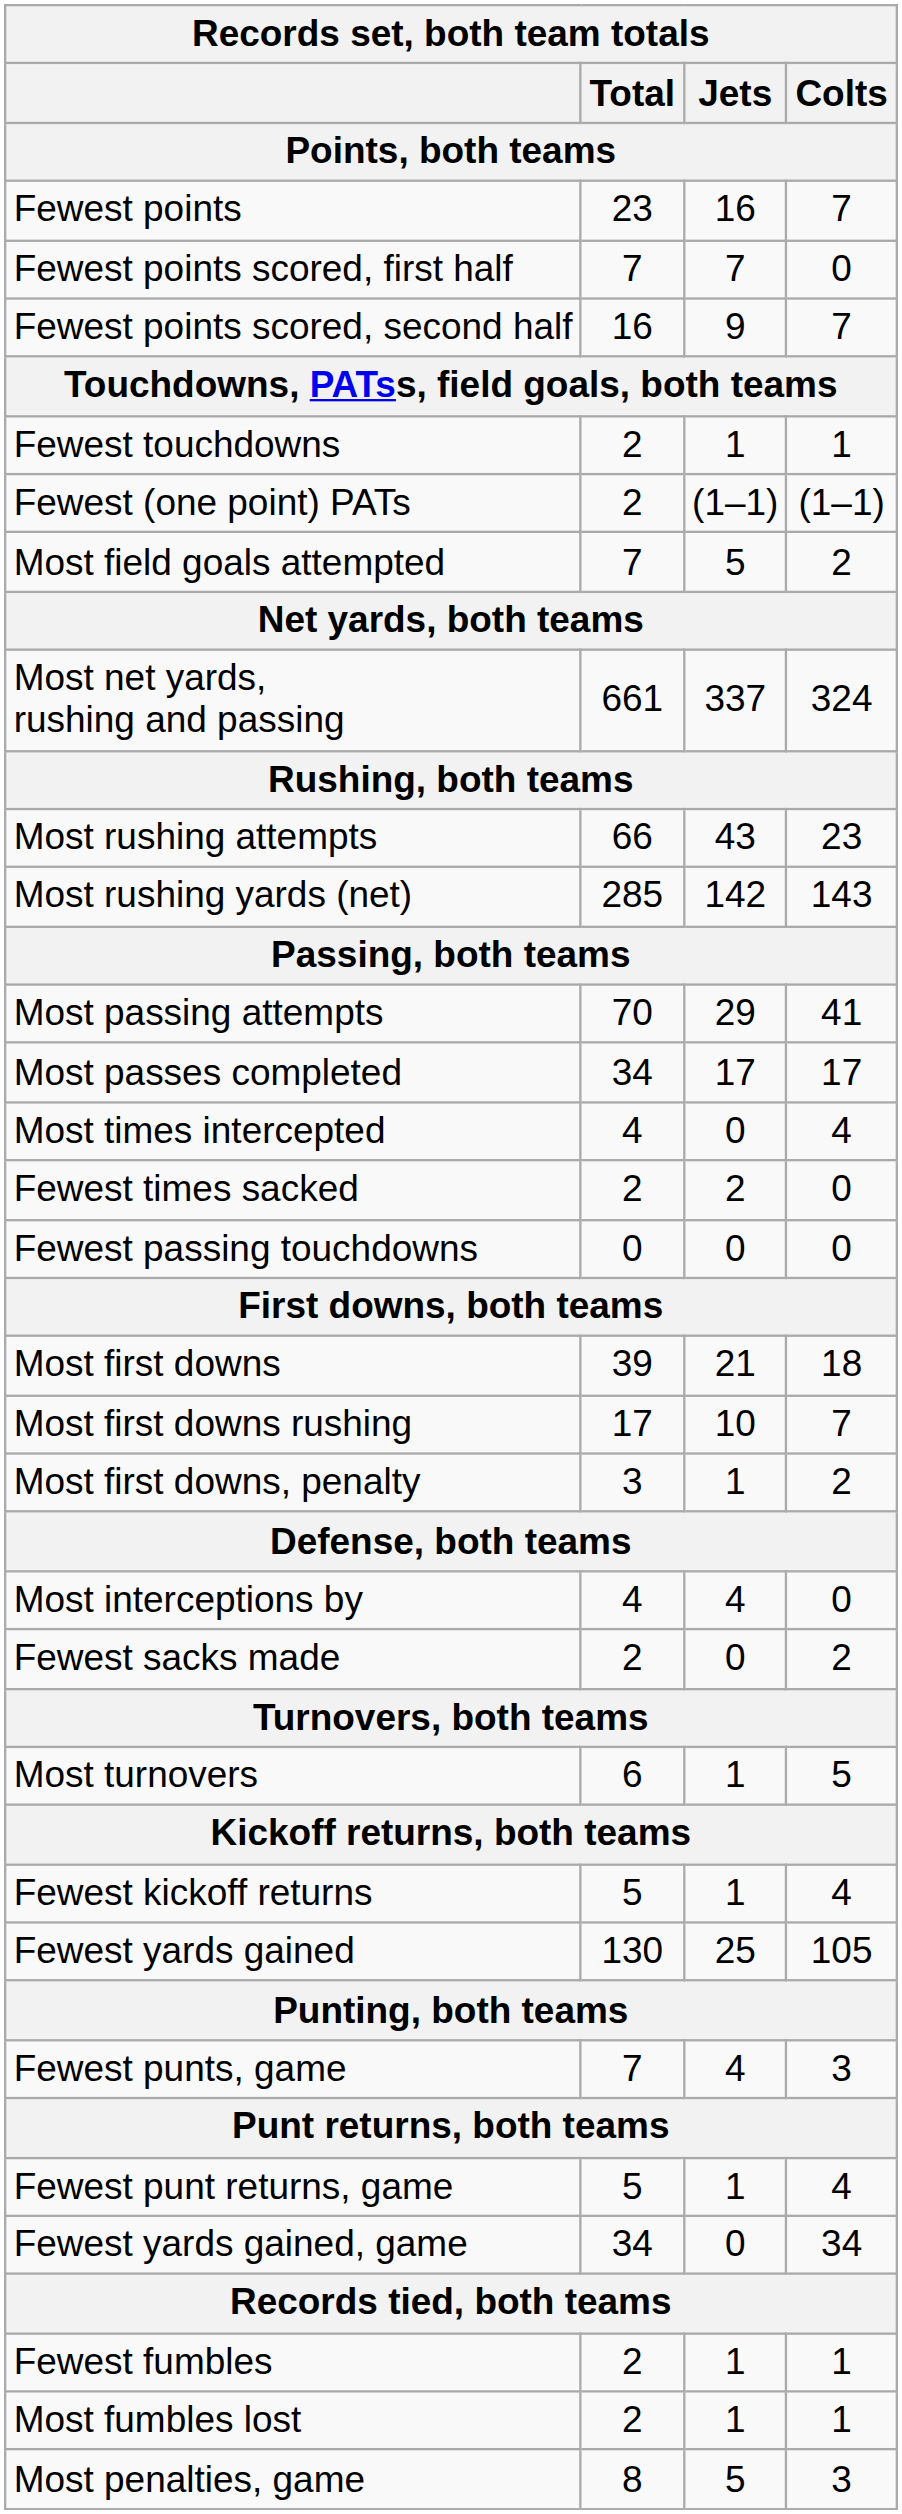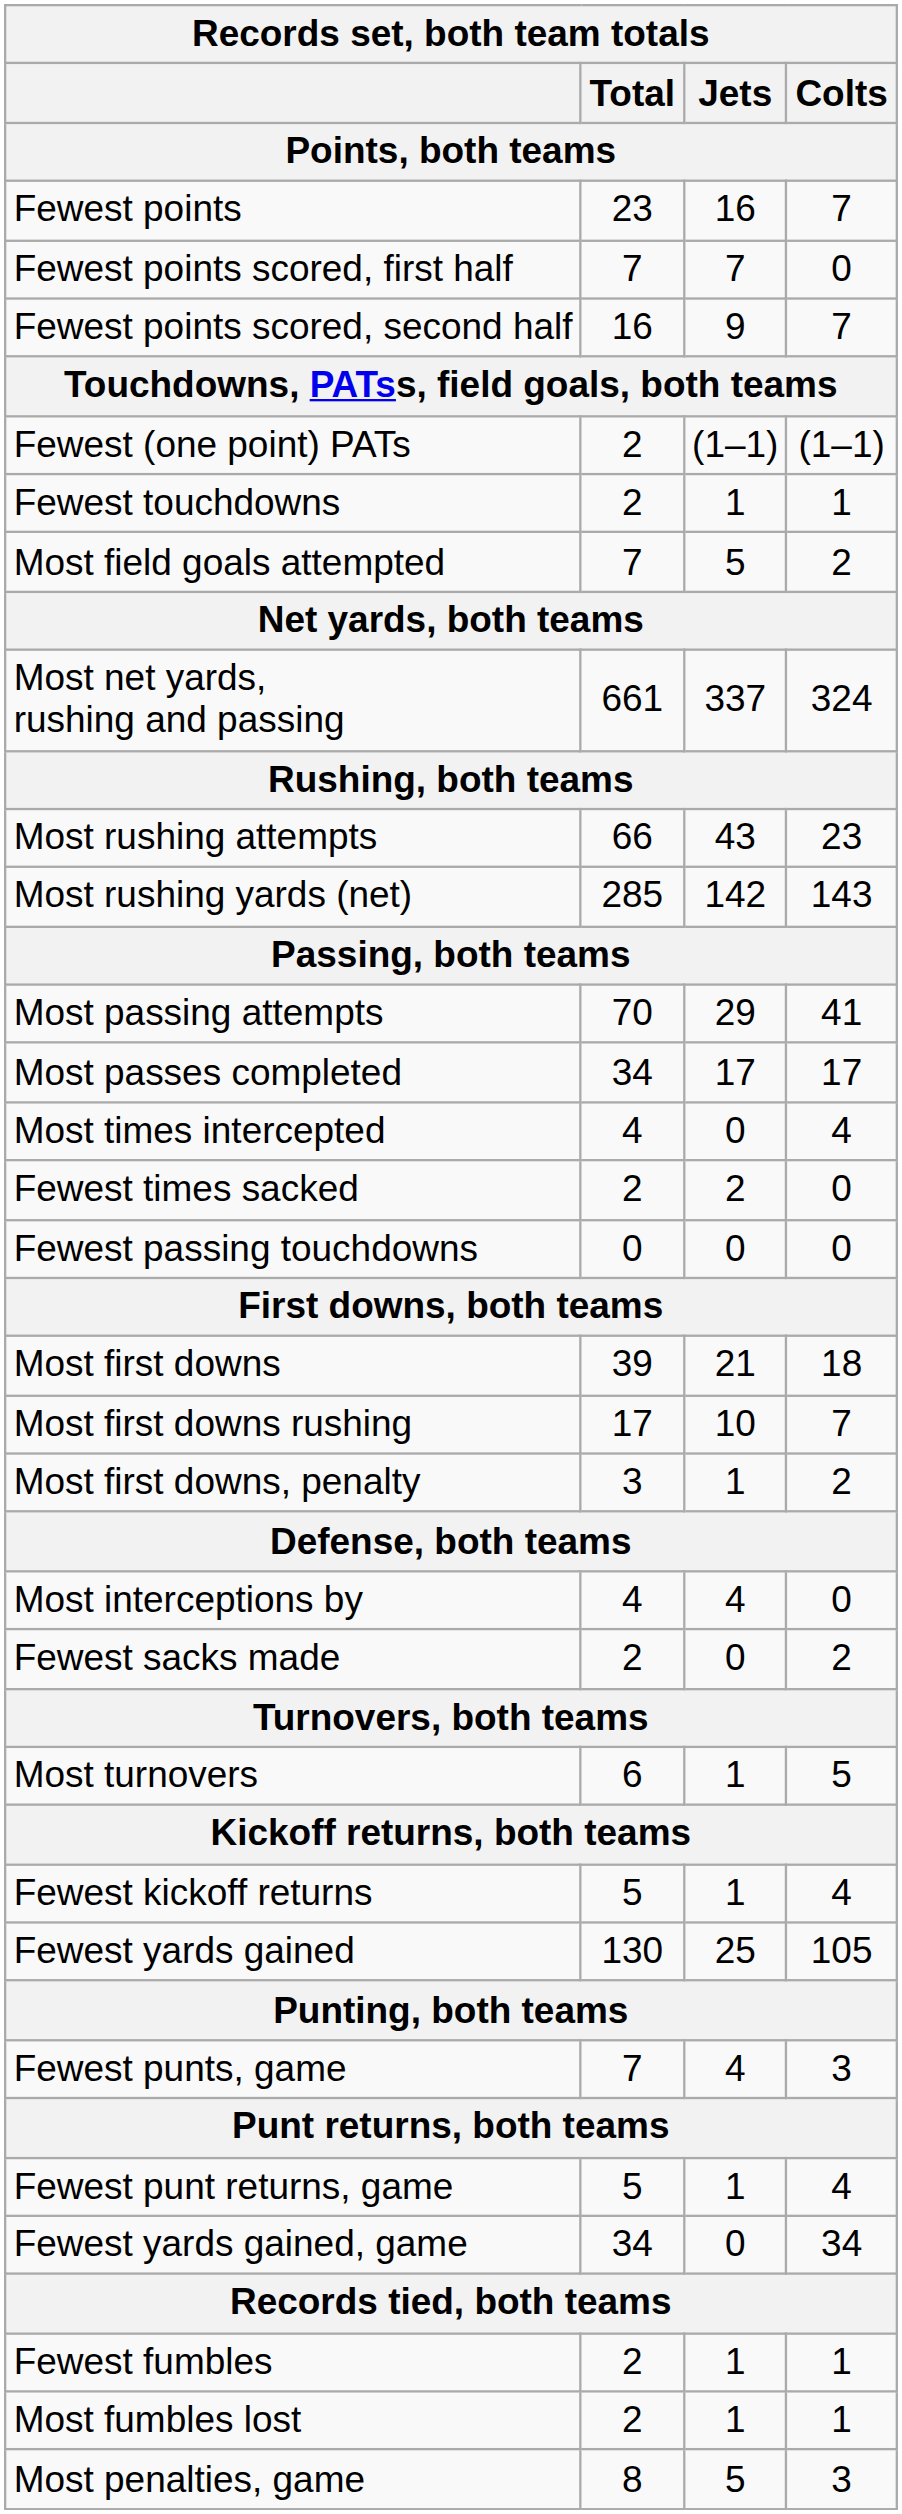rows swapped: (177, 444) <-> (212, 502)
